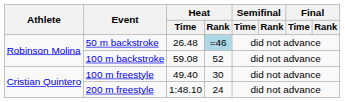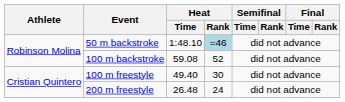(185, 43) 26.48 -> (185, 43) 1:48.10
(185, 90) 1:48.10 -> (185, 90) 26.48
